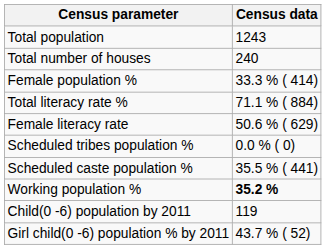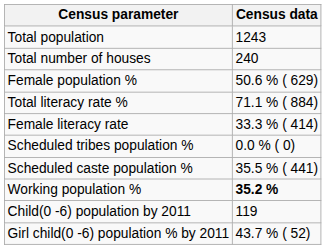(277, 80) 33.3 % ( 414) -> (277, 80) 50.6 % ( 629)
(277, 124) 50.6 % ( 629) -> (277, 124) 33.3 % ( 414)
